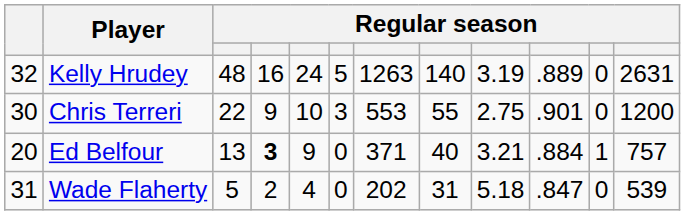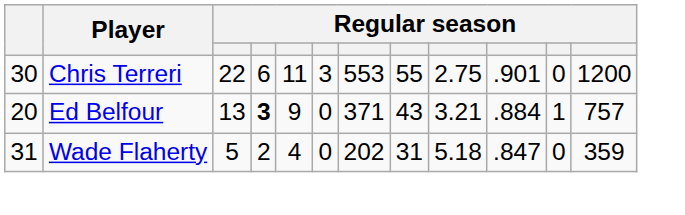- row: (118, 74)
(271, 112) 9 -> (264, 74) 6
(309, 112) 10 -> (295, 74) 11
(445, 151) 40 -> (409, 112) 43
(647, 190) 539 -> (604, 151) 359
